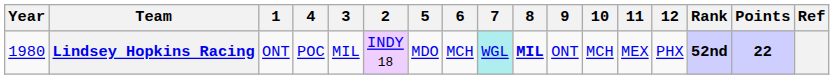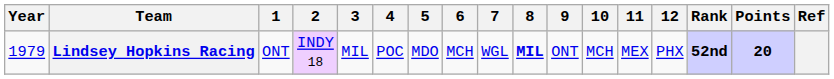columns swapped: (385, 17) <-> (311, 17)
(27, 52) 1980 -> (27, 52) 1979
(495, 52) paleturquoise background -> (495, 52) no background
(763, 52) 22 -> (763, 52) 20
